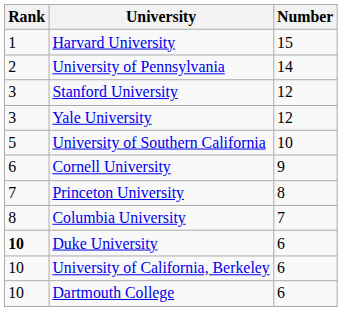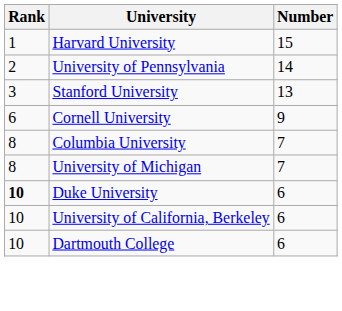(285, 92) 12 -> (285, 92) 13
- row: (102, 117)
- row: (159, 142)
- row: (118, 192)
+ row: (127, 167)
